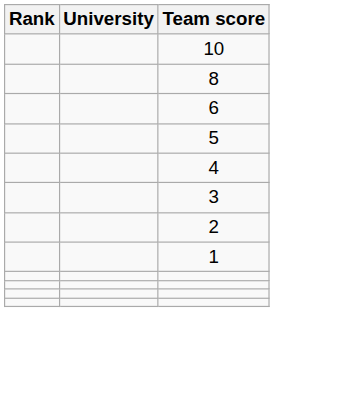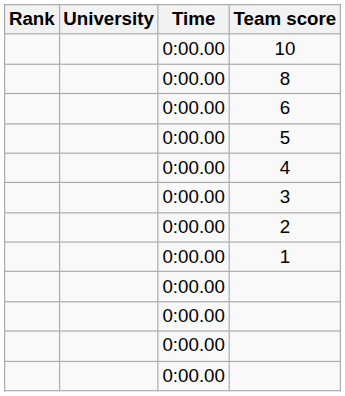+ column: (194, 19)
